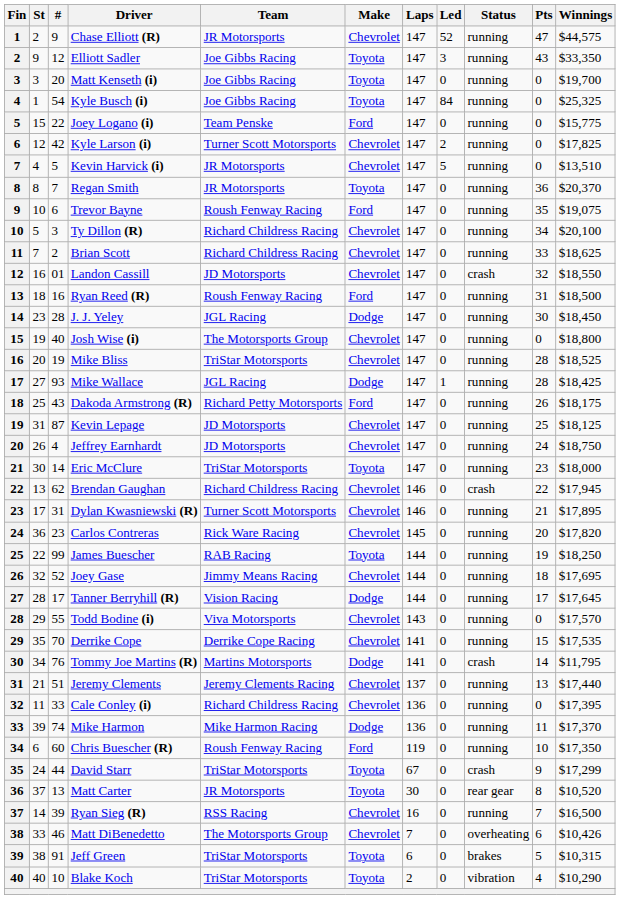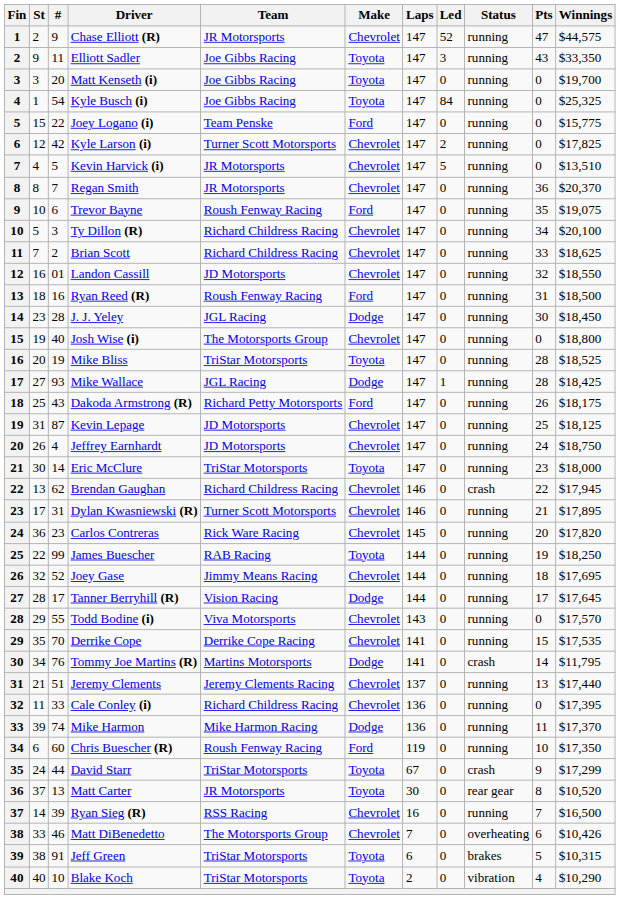(58, 58) 12 -> (58, 58) 11
(366, 187) Toyota -> (374, 187) Chevrolet
(481, 274) crash -> (488, 274) running
(374, 360) Chevrolet -> (366, 360) Toyota
